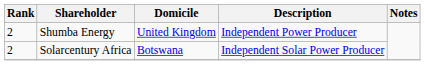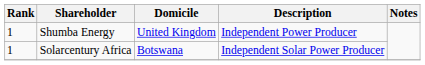(10, 32) 2 -> (10, 32) 1
(10, 50) 2 -> (10, 50) 1
